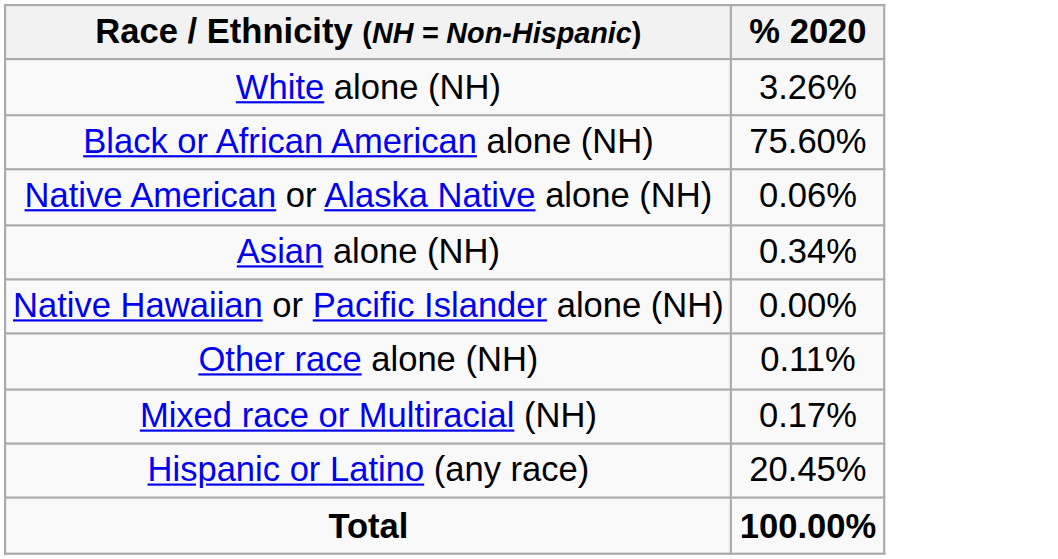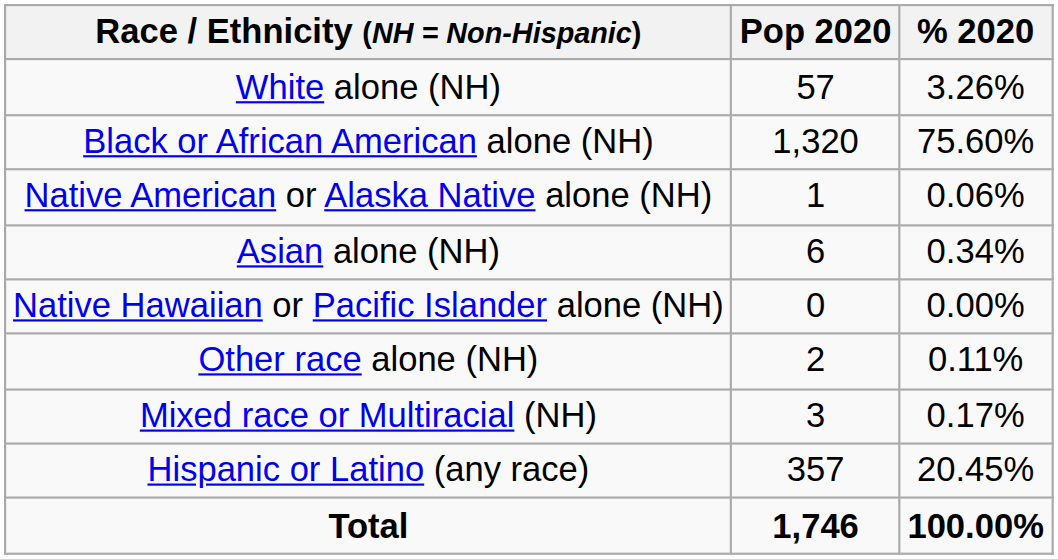+ column: (816, 31)
